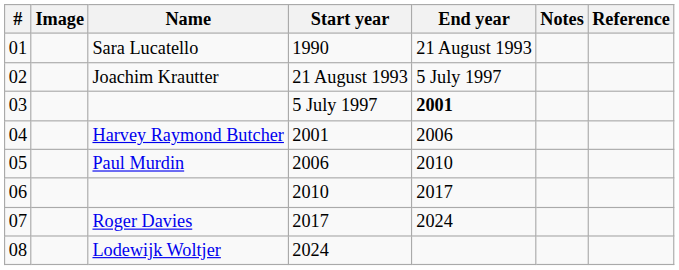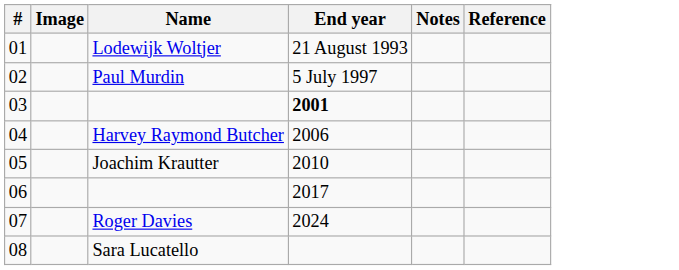- column: (350, 18)
(145, 47) Sara Lucatello -> (157, 47) Lodewijk Woltjer
(156, 76) Joachim Krautter -> (138, 76) Paul Murdin
(138, 163) Paul Murdin -> (156, 163) Joachim Krautter
(157, 250) Lodewijk Woltjer -> (145, 250) Sara Lucatello
